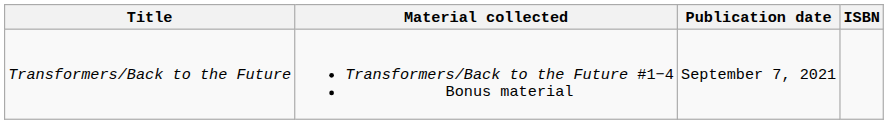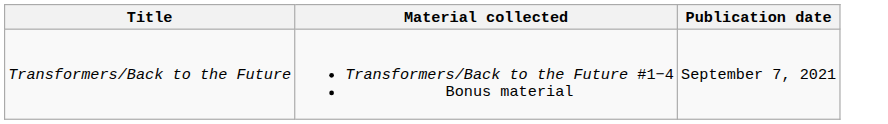- column: (862, 17)
